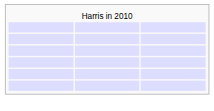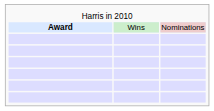+ row: (60, 28)
